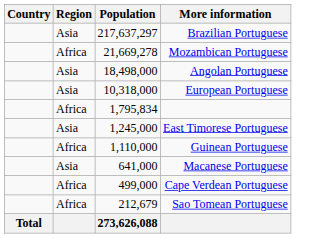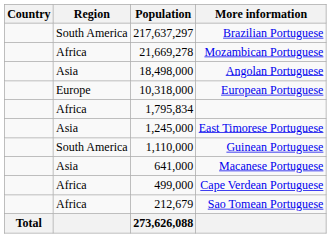(67, 33) Asia -> (92, 33) South America
(67, 90) Asia -> (73, 90) Europe
(71, 147) Africa -> (92, 147) South America
